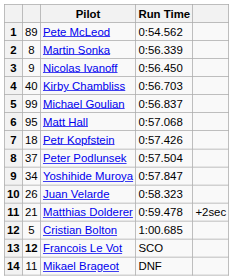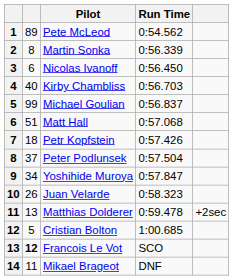(31, 68) 9 -> (31, 68) 6
(31, 122) 95 -> (31, 122) 51
(31, 212) 21 -> (31, 212) 13
